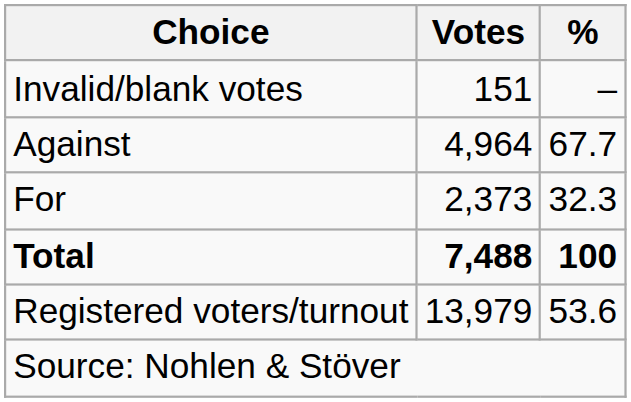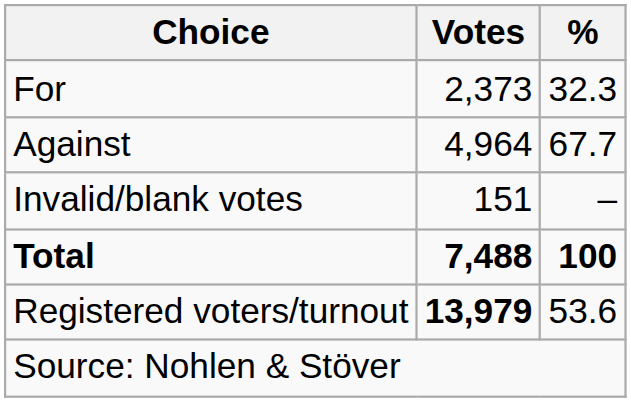rows swapped: (40, 199) <-> (158, 88)
(479, 311) normal -> (479, 311) bold
